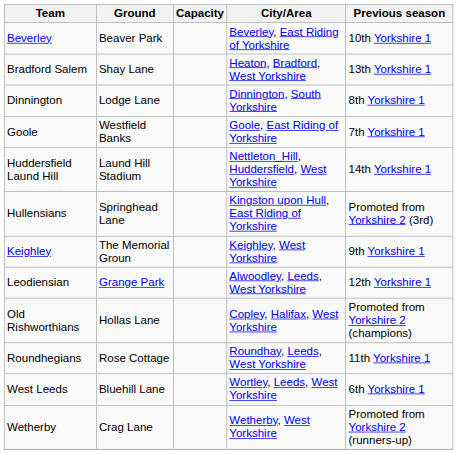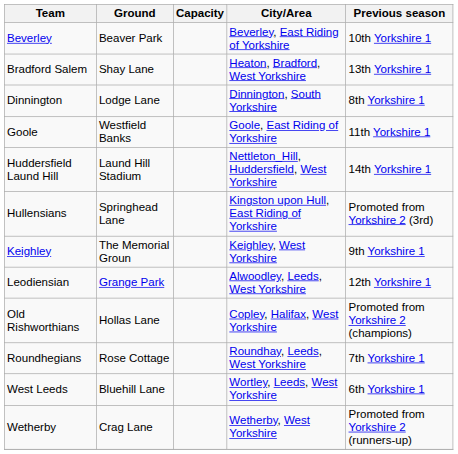(387, 132) 7th Yorkshire 1 -> (389, 132) 11th Yorkshire 1
(389, 358) 11th Yorkshire 1 -> (387, 358) 7th Yorkshire 1
